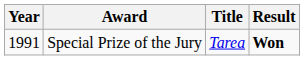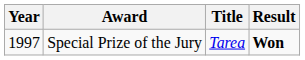(24, 42) 1991 -> (24, 42) 1997
